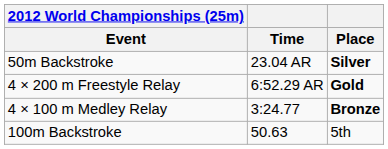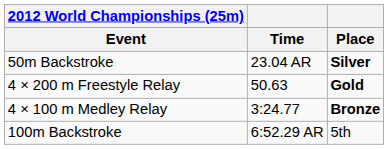(287, 86) 6:52.29 AR -> (269, 86) 50.63
(269, 132) 50.63 -> (287, 132) 6:52.29 AR
